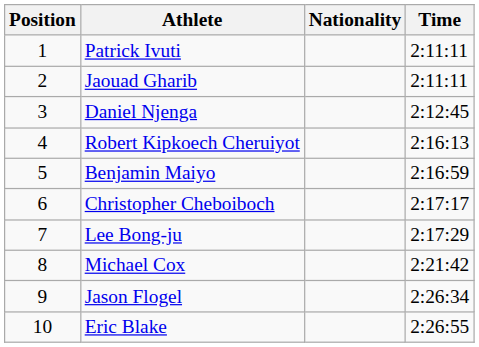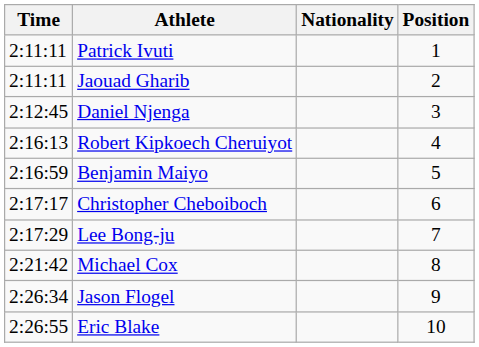columns swapped: (42, 19) <-> (440, 19)
